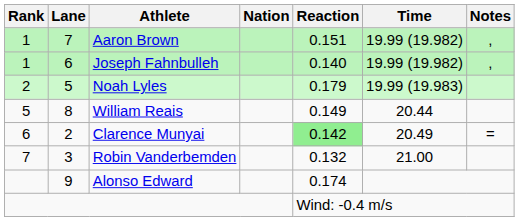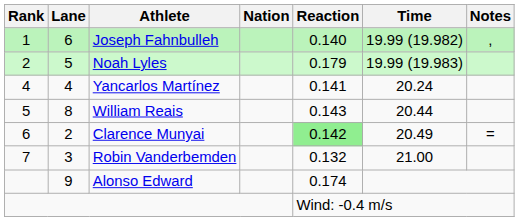- row: (136, 39)
+ row: (156, 87)
(328, 110) 0.149 -> (328, 110) 0.143
